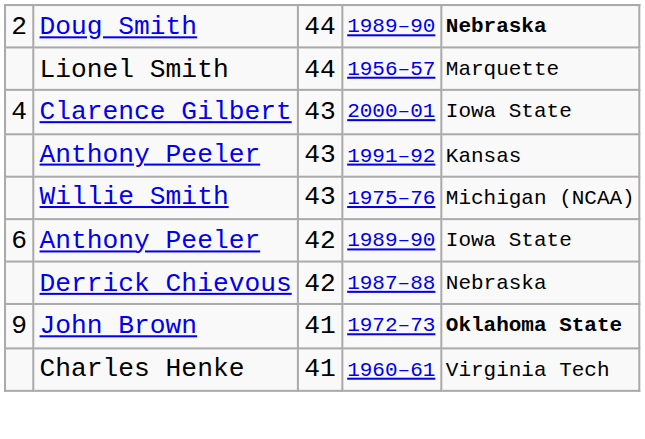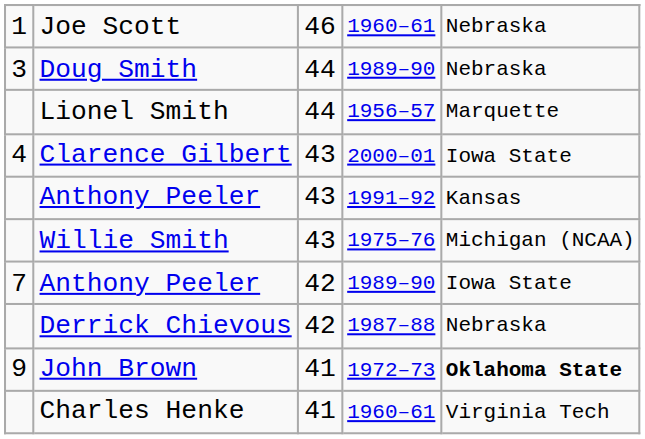+ row: (110, 26)
(19, 26) 2 -> (19, 69) 3
(496, 26) bold -> (496, 69) normal
(19, 240) 6 -> (19, 283) 7
